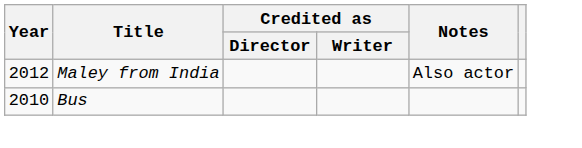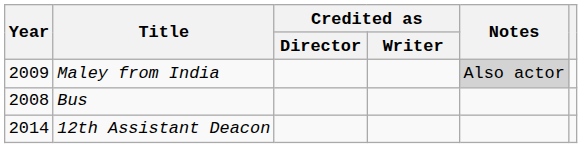(29, 74) 2012 -> (29, 74) 2009
(463, 74) no background -> (514, 74) lightgrey background
(29, 101) 2010 -> (29, 101) 2008
+ row: (164, 129)
